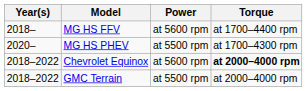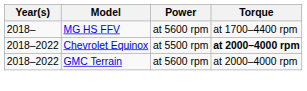- row: (96, 46)
(181, 62) at 5600 rpm -> (181, 46) at 5500 rpm
(181, 78) at 5500 rpm -> (181, 62) at 5600 rpm
